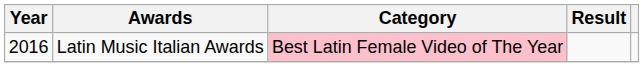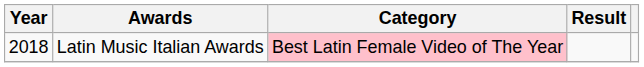(29, 47) 2016 -> (29, 47) 2018
